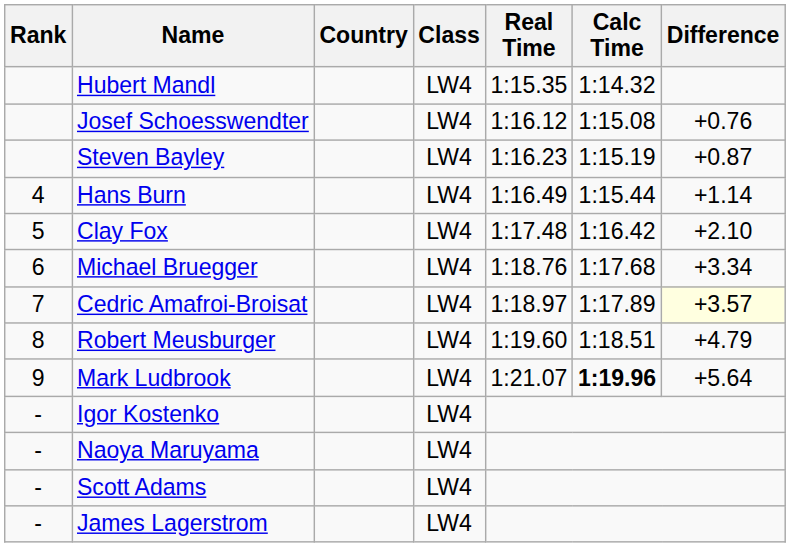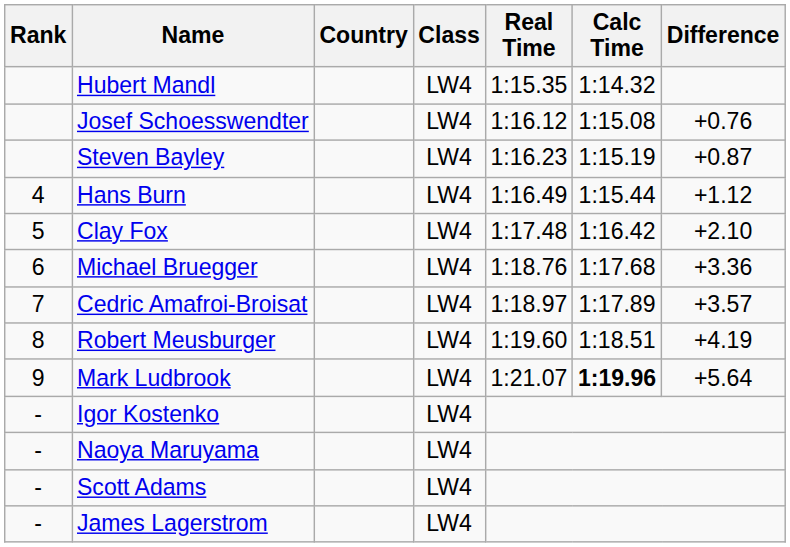(723, 194) +1.14 -> (723, 194) +1.12
(723, 267) +3.34 -> (723, 267) +3.36
(723, 304) lightyellow background -> (723, 304) no background
(723, 341) +4.79 -> (723, 341) +4.19
